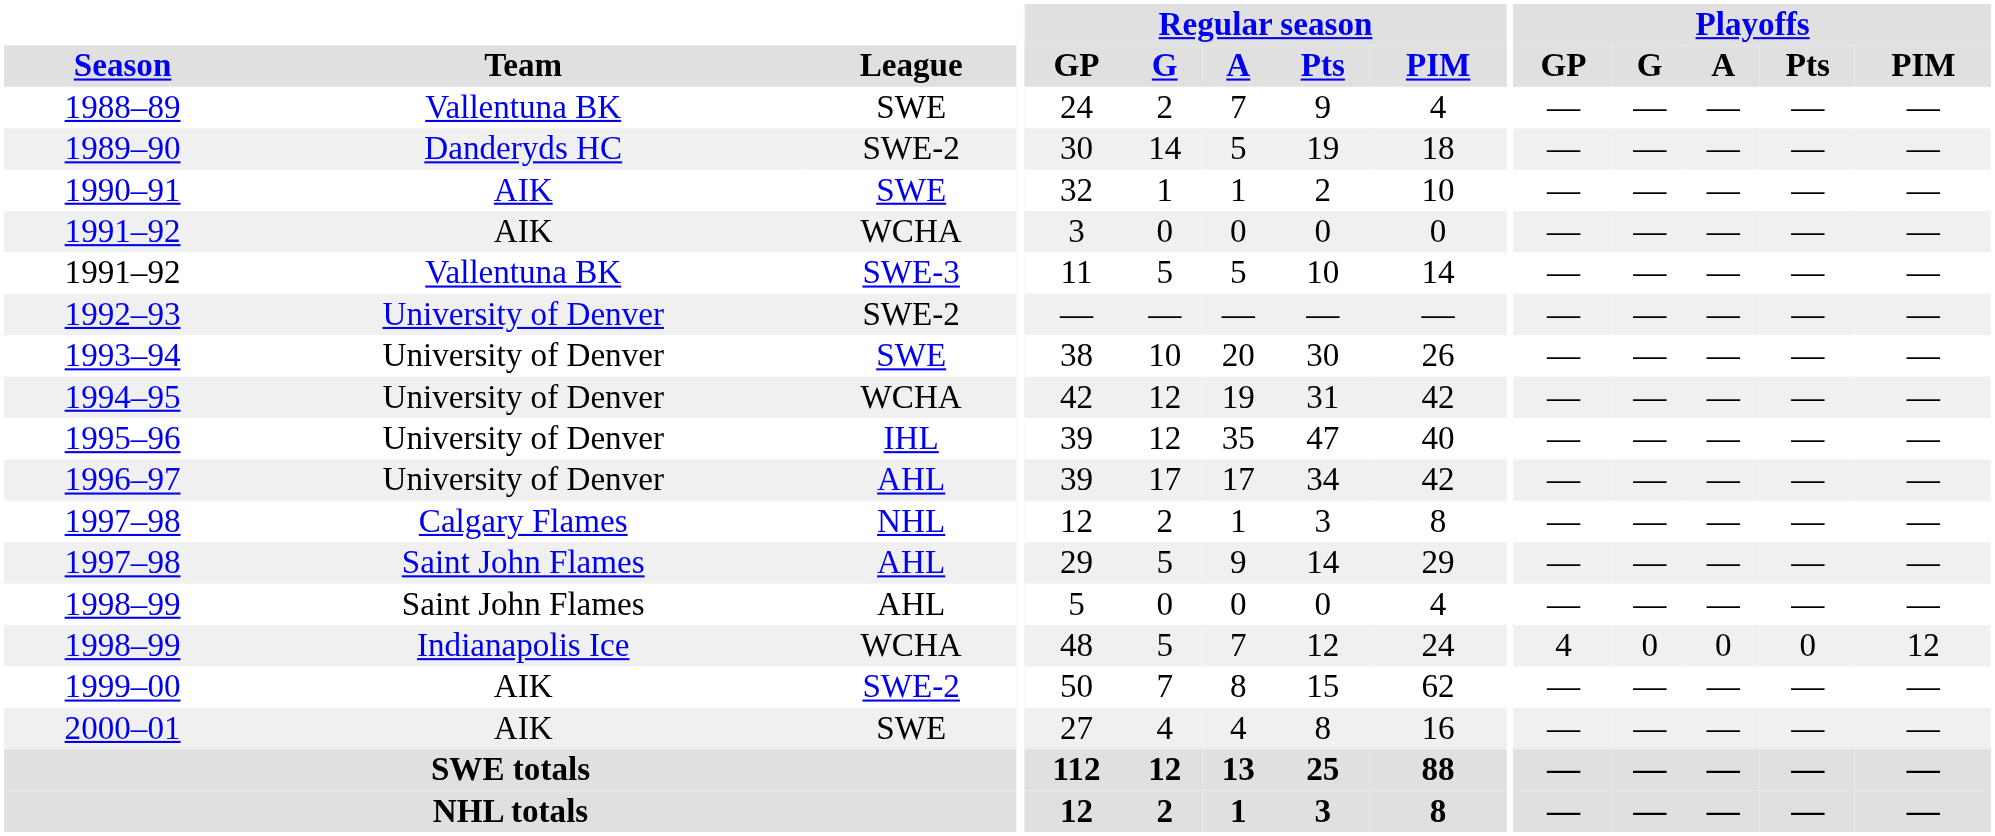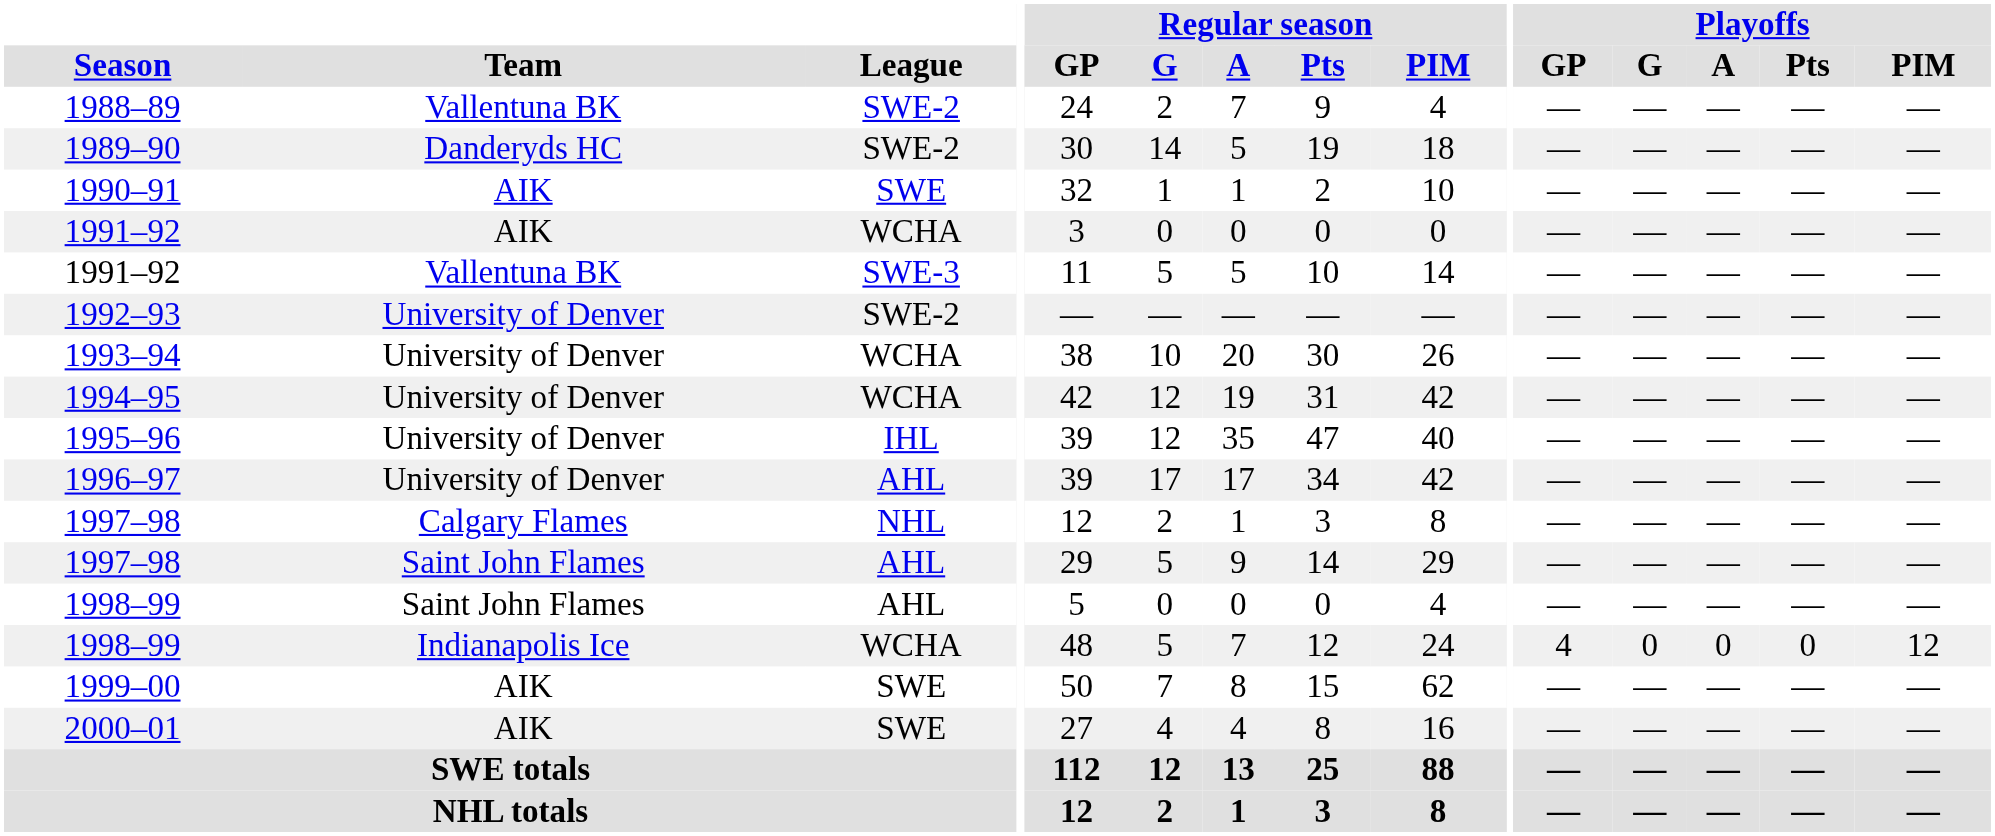(911, 106) SWE -> (911, 106) SWE-2
(911, 355) SWE -> (911, 355) WCHA
(911, 686) SWE-2 -> (911, 686) SWE
